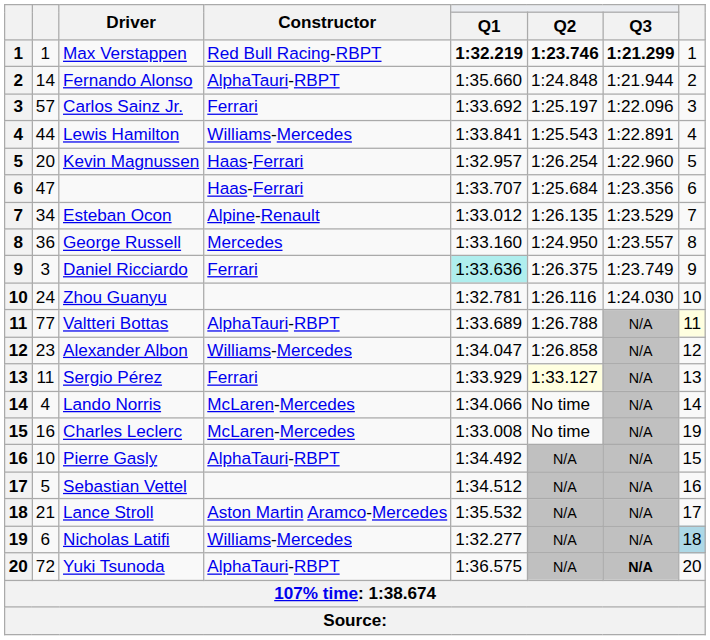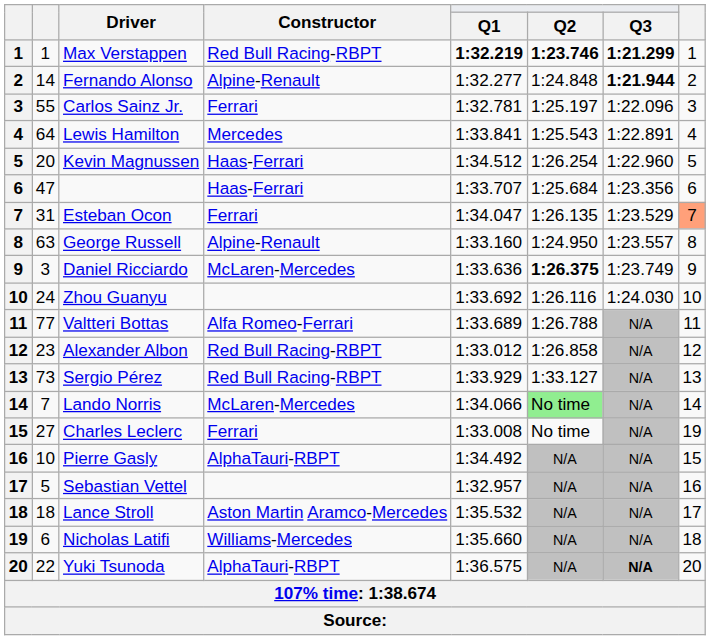(273, 80) AlphaTauri-RBPT -> (263, 80) Alpine-Renault
(489, 80) 1:35.660 -> (489, 80) 1:32.277
(640, 80) normal -> (641, 80) bold
(45, 107) 57 -> (45, 107) 55
(489, 107) 1:33.692 -> (489, 107) 1:32.781
(45, 134) 44 -> (45, 134) 64
(280, 134) Williams-Mercedes -> (245, 134) Mercedes
(489, 161) 1:32.957 -> (489, 161) 1:34.512
(45, 215) 34 -> (45, 215) 31
(263, 215) Alpine-Renault -> (233, 215) Ferrari
(489, 215) 1:33.012 -> (489, 215) 1:34.047
(692, 215) no background -> (692, 215) lightsalmon background
(45, 242) 36 -> (45, 242) 63
(245, 242) Mercedes -> (263, 242) Alpine-Renault
(233, 269) Ferrari -> (281, 269) McLaren-Mercedes
(489, 269) paleturquoise background -> (489, 269) no background
(564, 269) normal -> (565, 269) bold
(489, 296) 1:32.781 -> (489, 296) 1:33.692
(273, 323) AlphaTauri-RBPT -> (280, 323) Alfa Romeo-Ferrari
(692, 323) lightyellow background -> (692, 323) no background
(280, 350) Williams-Mercedes -> (294, 350) Red Bull Racing-RBPT
(489, 350) 1:34.047 -> (489, 350) 1:33.012
(45, 377) 11 -> (45, 377) 73
(233, 377) Ferrari -> (294, 377) Red Bull Racing-RBPT
(564, 377) lightyellow background -> (564, 377) no background
(45, 404) 4 -> (45, 404) 7
(561, 404) no background -> (561, 404) lightgreen background
(45, 431) 16 -> (45, 431) 27
(281, 431) McLaren-Mercedes -> (233, 431) Ferrari
(489, 485) 1:34.512 -> (489, 485) 1:32.957
(45, 512) 21 -> (45, 512) 18
(489, 539) 1:32.277 -> (489, 539) 1:35.660
(692, 539) lightblue background -> (692, 539) no background
(45, 566) 72 -> (45, 566) 22
